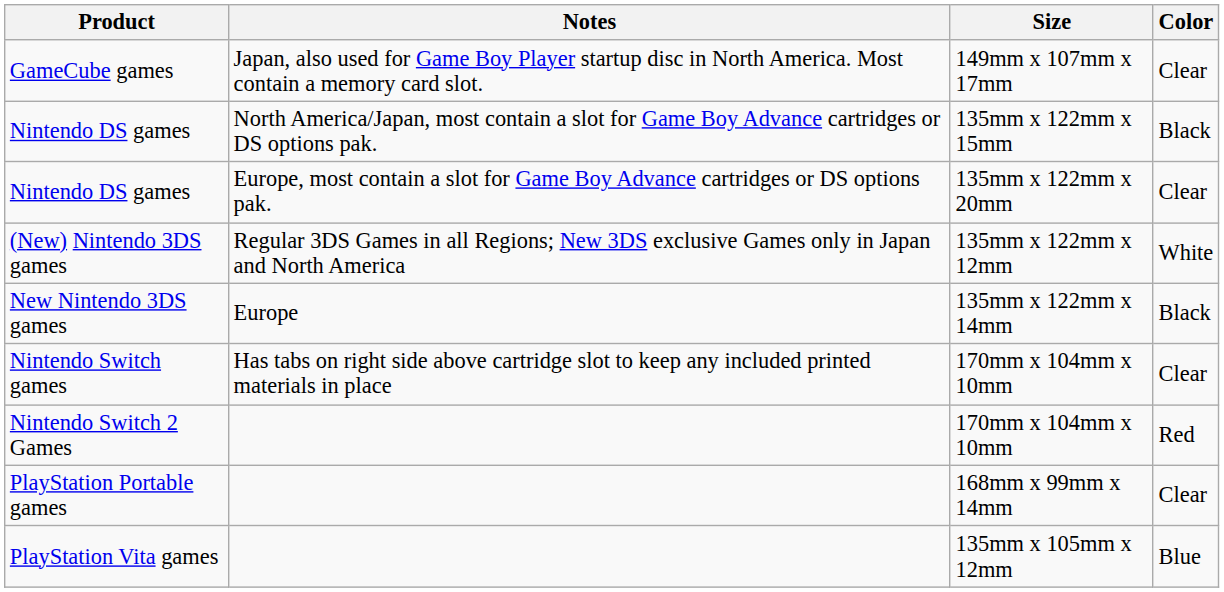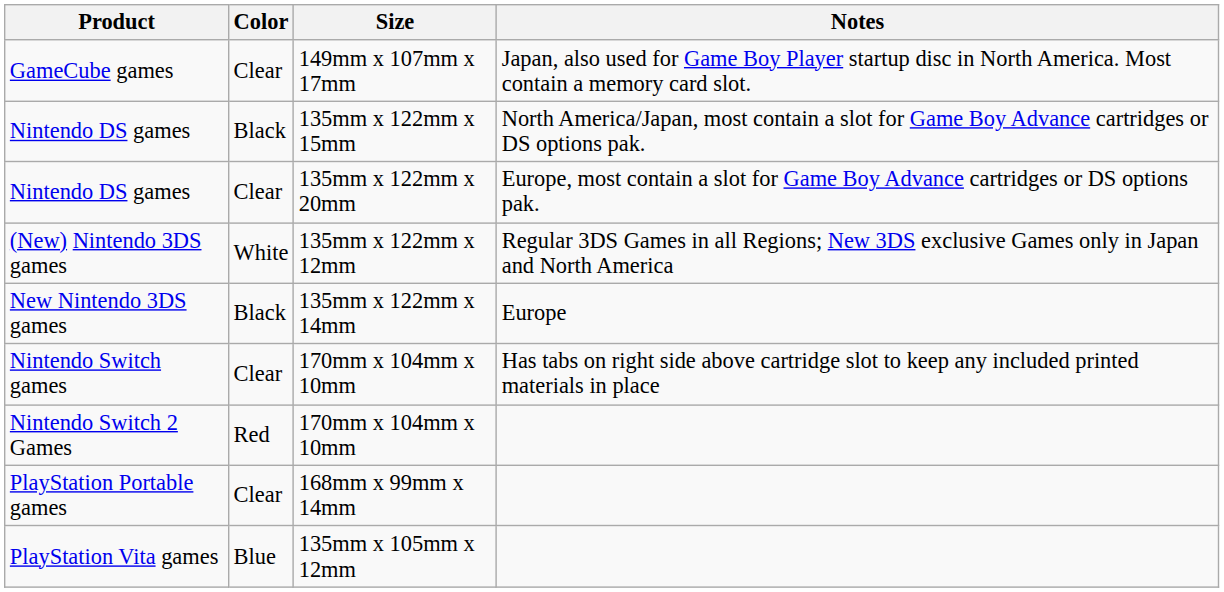columns swapped: (1186, 22) <-> (589, 22)
